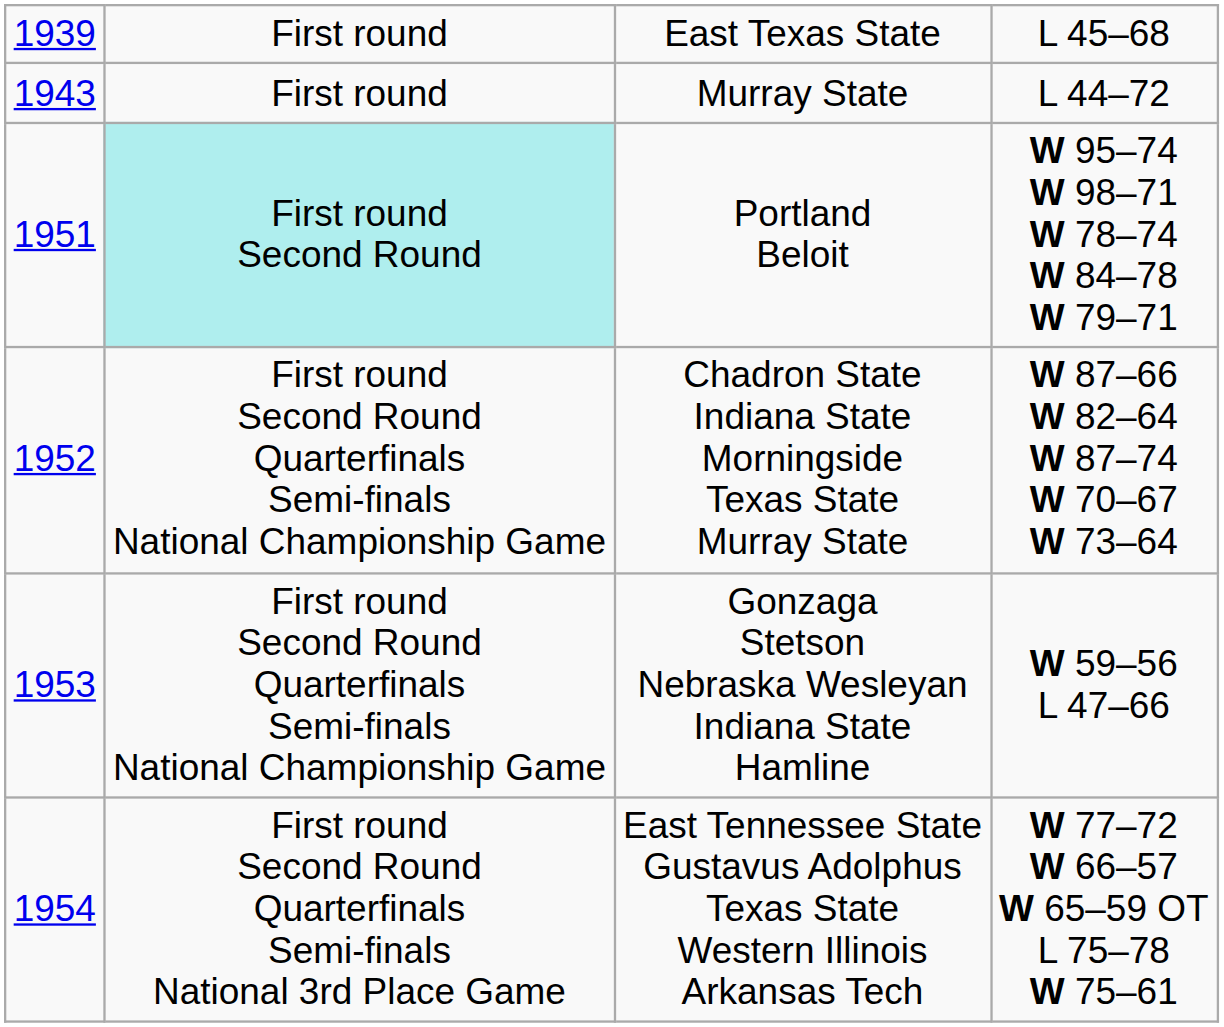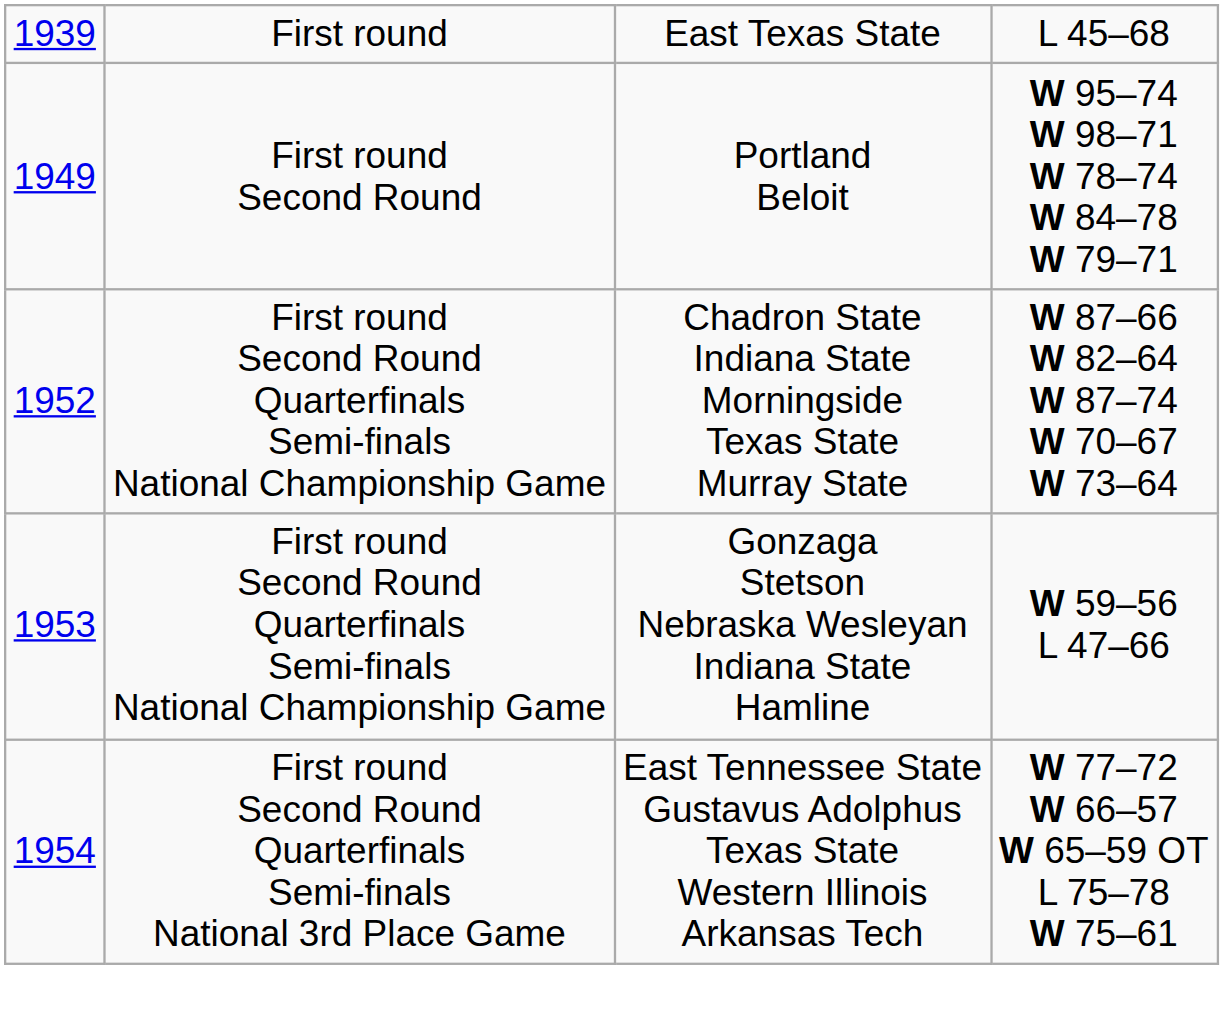- row: (803, 92)
(55, 234) 1951 -> (55, 175) 1949
(359, 234) paleturquoise background -> (359, 175) no background
